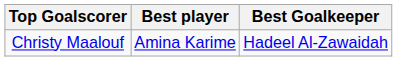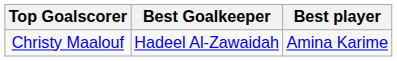columns swapped: (185, 17) <-> (316, 17)
